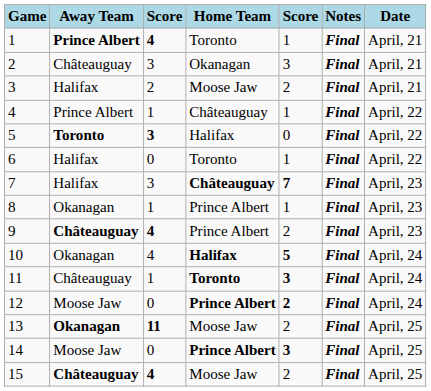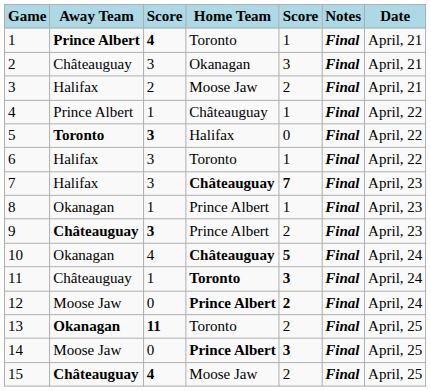(150, 159) 0 -> (150, 159) 3
(150, 231) 4 -> (150, 231) 3
(213, 254) Halifax -> (232, 254) Châteauguay
(223, 326) Moose Jaw -> (213, 326) Toronto
